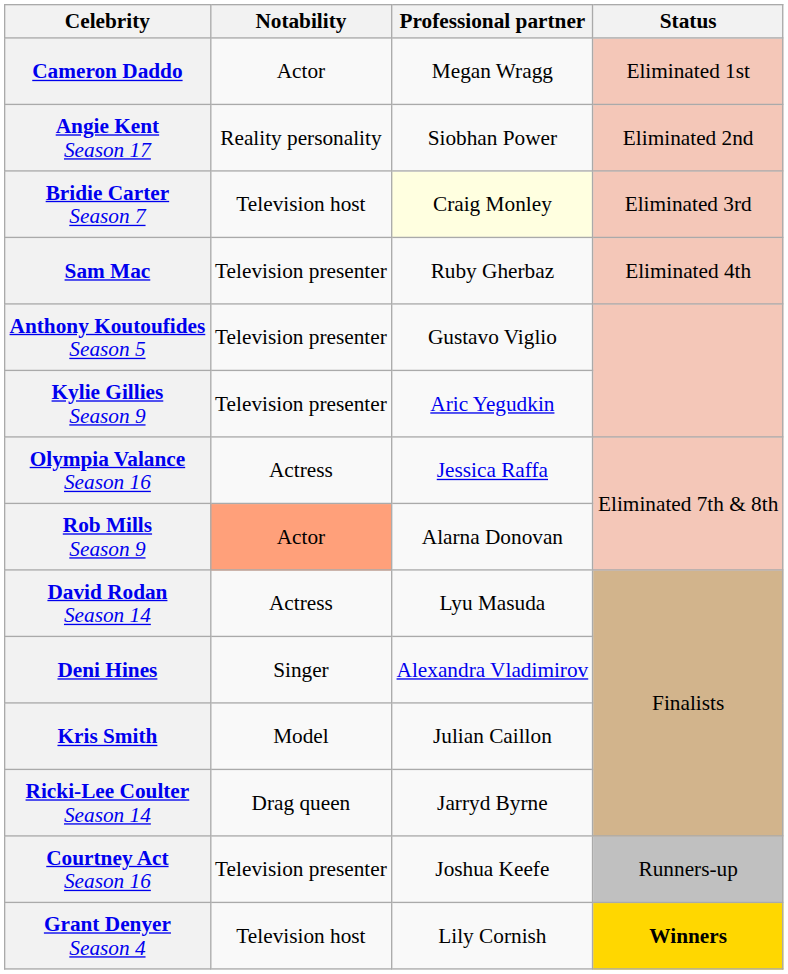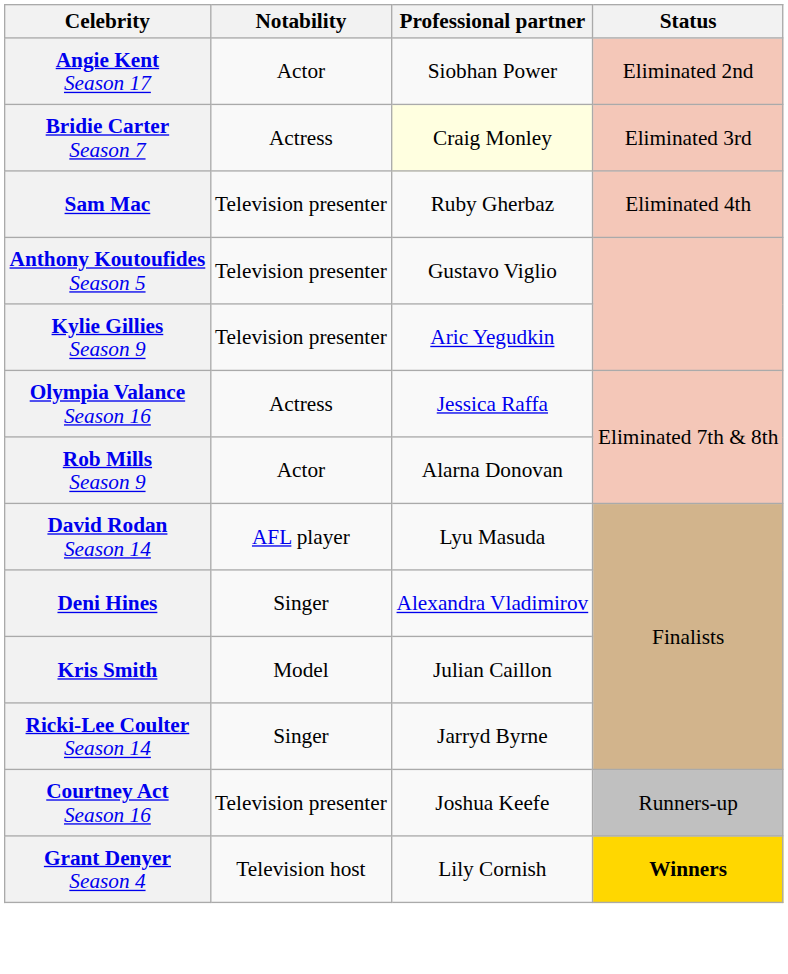- row: (107, 71)
(301, 137) Reality personality -> (301, 71) Actor
(301, 204) Television host -> (301, 137) Actress
(301, 536) lightsalmon background -> (301, 470) no background
(301, 603) Actress -> (301, 536) AFL player
(301, 802) Drag queen -> (301, 736) Singer
